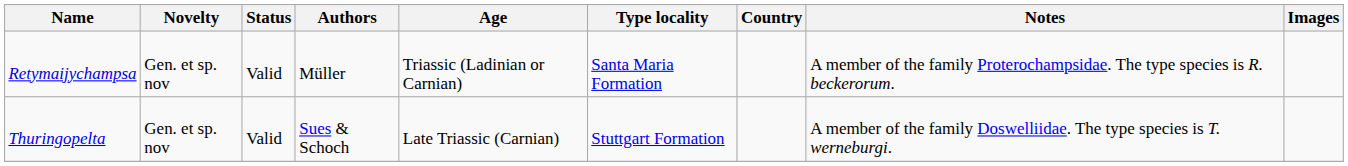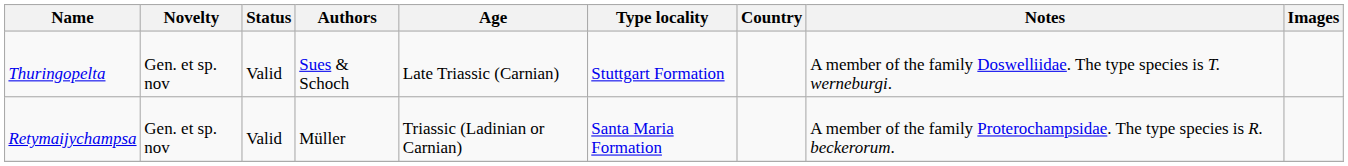rows swapped: (72, 73) <-> (57, 138)
